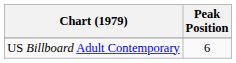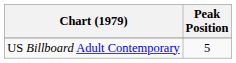(207, 48) 6 -> (207, 48) 5
